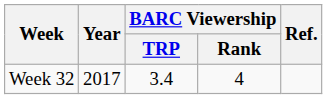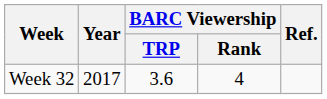(161, 78) 3.4 -> (161, 78) 3.6
